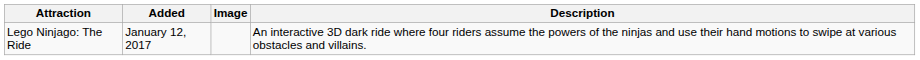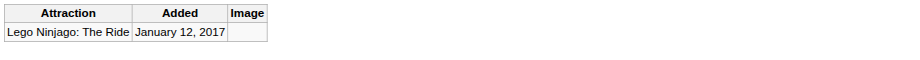- column: (582, 13)
